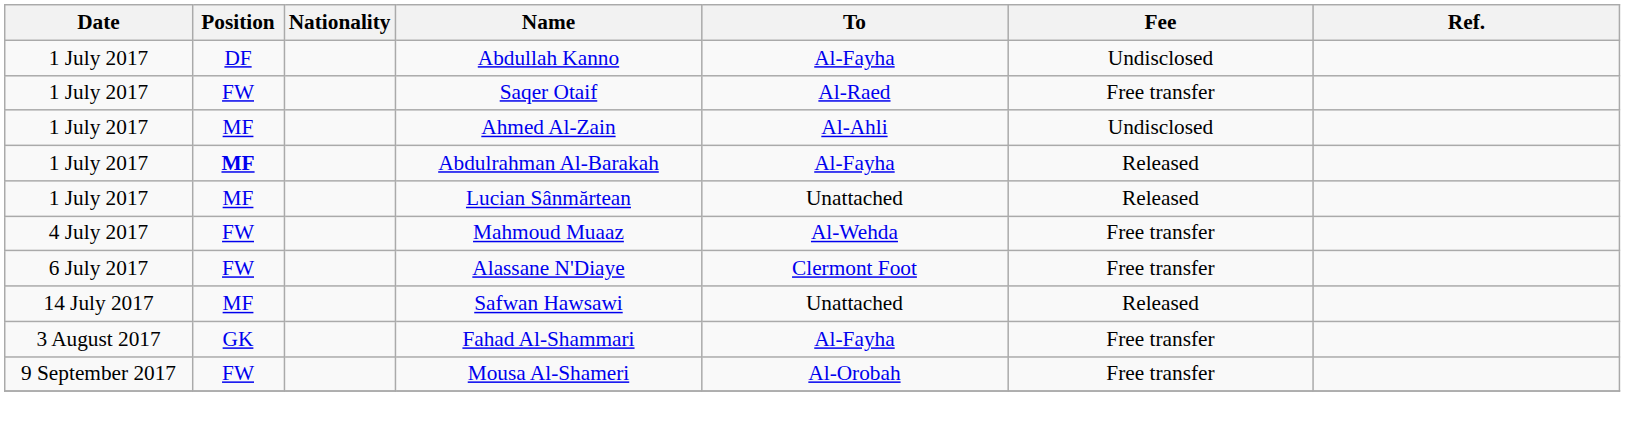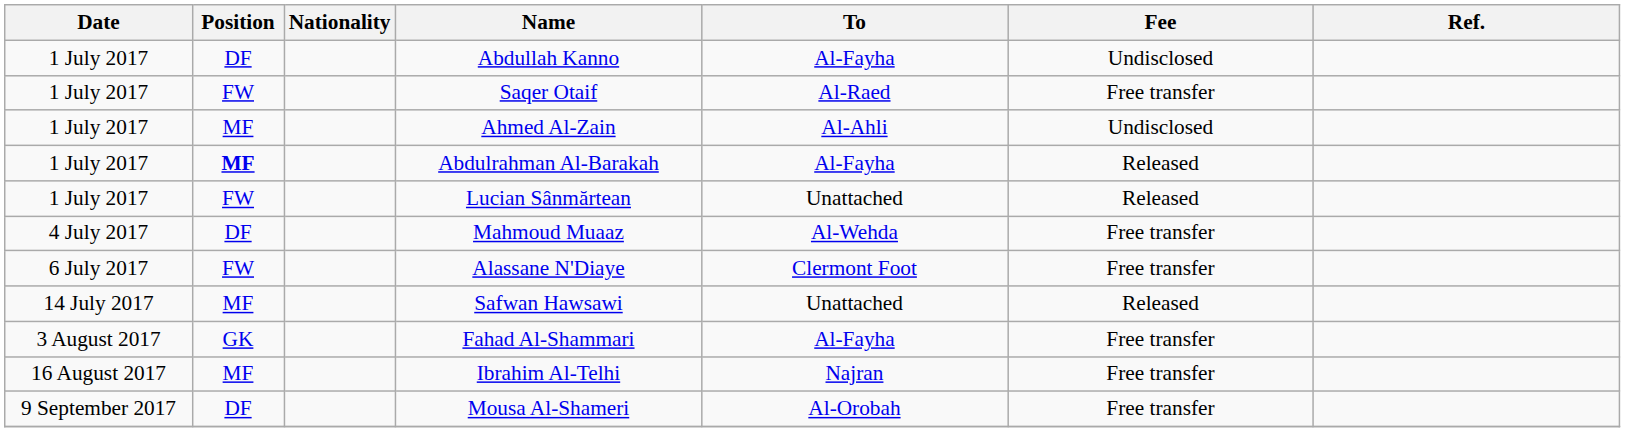(238, 198) MF -> (238, 198) FW
(238, 233) FW -> (238, 233) DF
+ row: (548, 373)
(238, 373) FW -> (238, 409) DF
